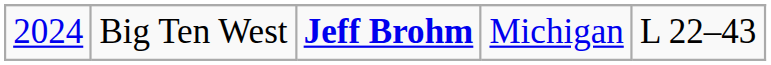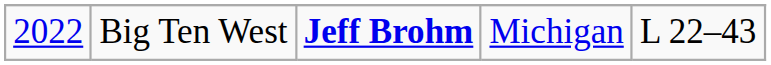(48, 32) 2024 -> (48, 32) 2022
